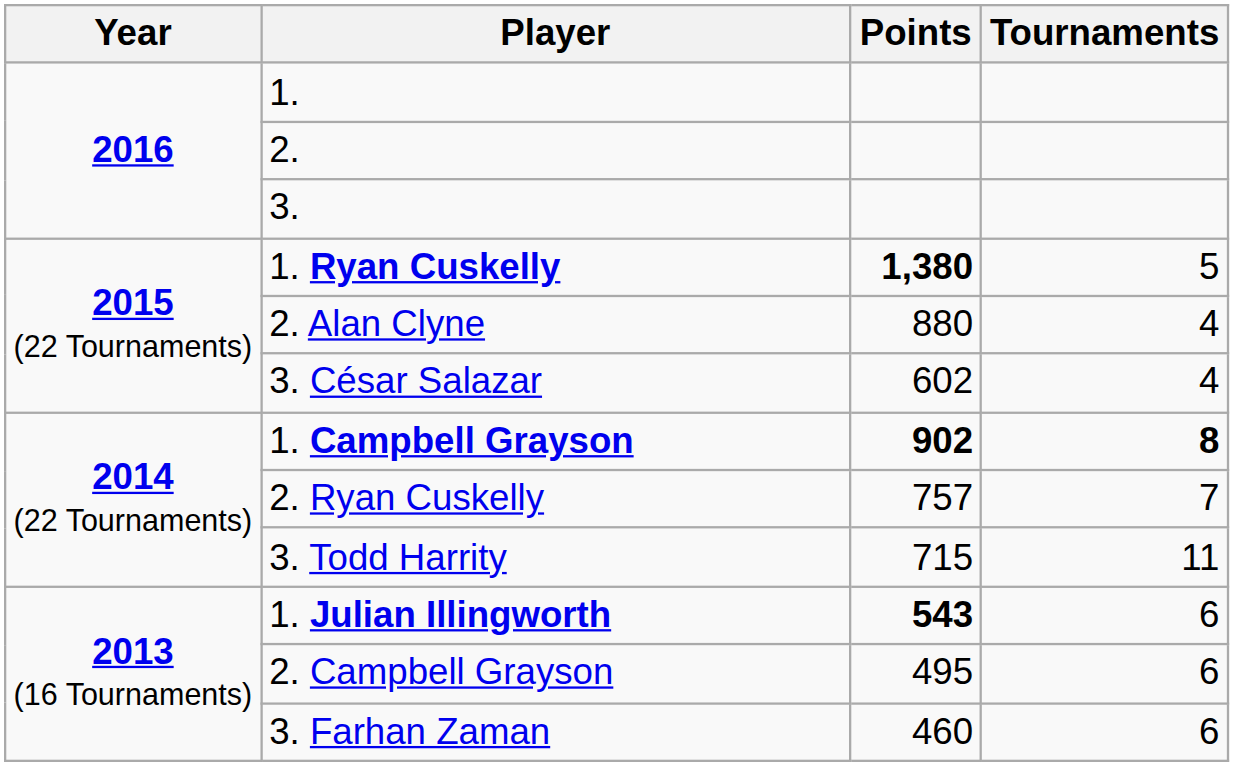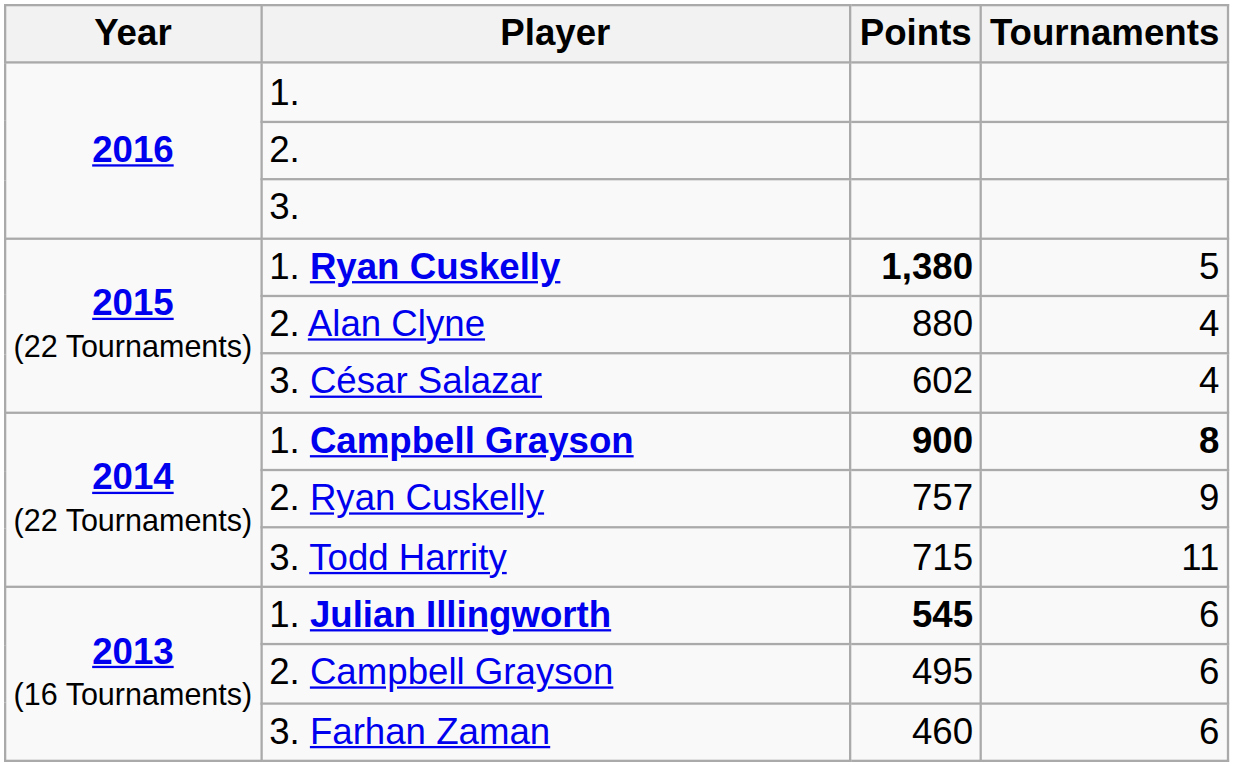(942, 440) 902 -> (942, 440) 900
(1209, 498) 7 -> (1209, 498) 9
(942, 614) 543 -> (942, 614) 545
